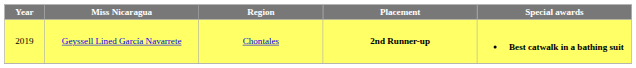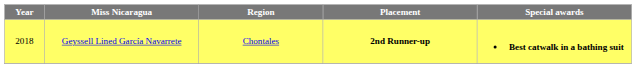(24, 41) 2019 -> (24, 41) 2018
